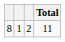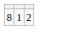- column: (47, 12)
